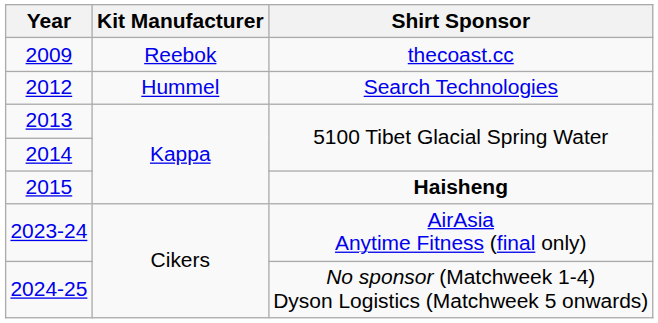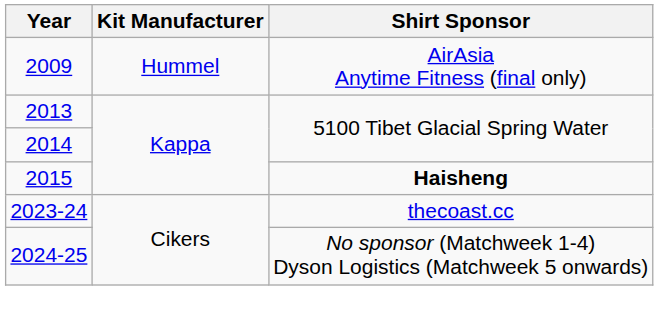(180, 54) Reebok -> (180, 66) Hummel
(461, 54) thecoast.cc -> (461, 66) AirAsia Anytime Fitness (final only)
- row: (49, 87)
(461, 232) AirAsia Anytime Fitness (final only) -> (461, 210) thecoast.cc
